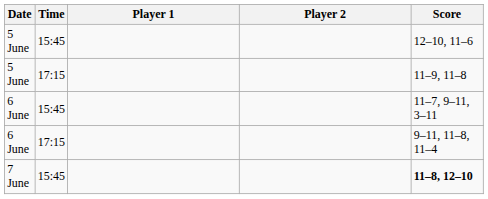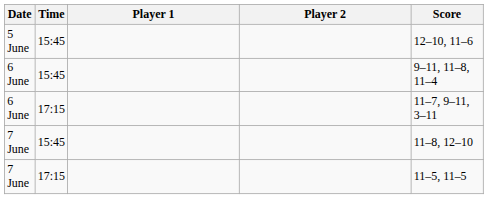- row: (18, 75)
(442, 109) 11–7, 9–11, 3–11 -> (442, 75) 9–11, 11–8, 11–4
(442, 142) 9–11, 11–8, 11–4 -> (442, 109) 11–7, 9–11, 3–11
(443, 176) bold -> (443, 142) normal
+ row: (18, 176)
